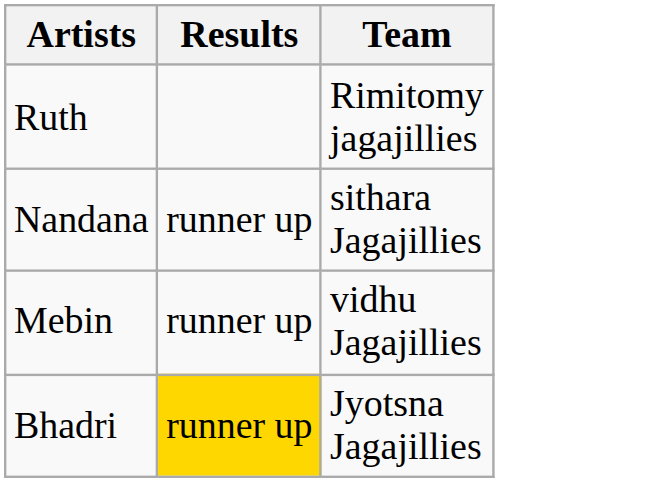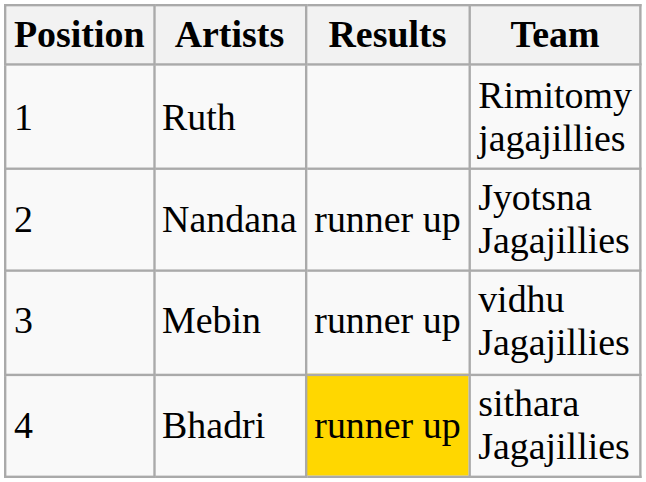+ column: (79, 34)
(406, 218) sithara Jagajillies -> (554, 218) Jyotsna Jagajillies
(406, 424) Jyotsna Jagajillies -> (554, 424) sithara Jagajillies
